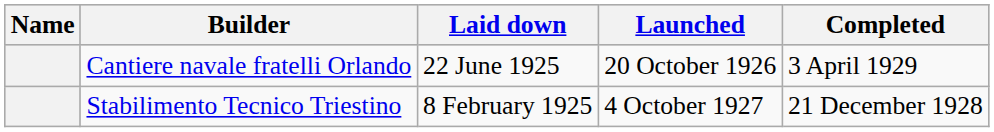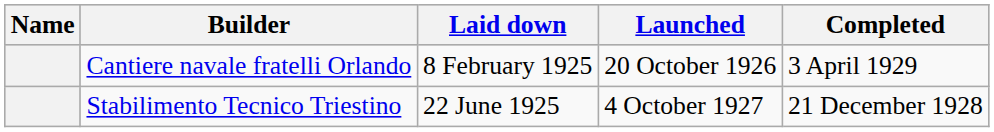(491, 65) 22 June 1925 -> (508, 65) 8 February 1925
(508, 106) 8 February 1925 -> (491, 106) 22 June 1925
